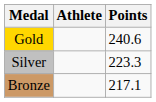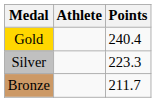(125, 39) 240.6 -> (125, 39) 240.4
(125, 85) 217.1 -> (125, 85) 211.7
